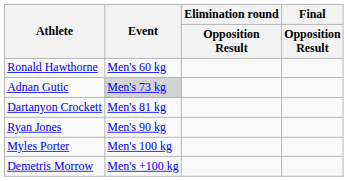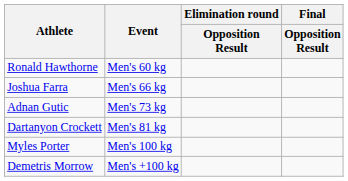+ row: (38, 87)
(137, 87) lightgrey background -> (137, 107) no background
- row: (34, 127)
